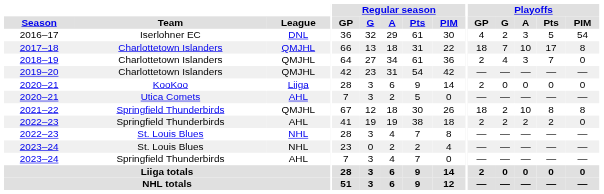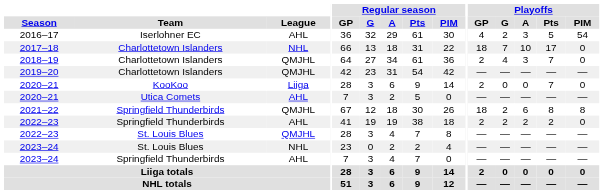(298, 35) DNL -> (298, 35) AHL
(298, 47) QMJHL -> (298, 47) NHL
(583, 47) 8 -> (583, 47) 0
(551, 84) 0 -> (551, 84) 7
(526, 109) 10 -> (526, 109) 6
(298, 134) NHL -> (298, 134) QMJHL
